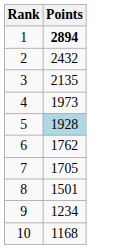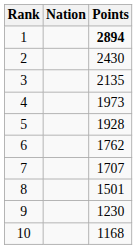+ column: (66, 15)
(64, 59) 2432 -> (111, 59) 2430
(64, 124) lightblue background -> (111, 124) no background
(64, 168) 1705 -> (111, 168) 1707
(64, 211) 1234 -> (111, 211) 1230
